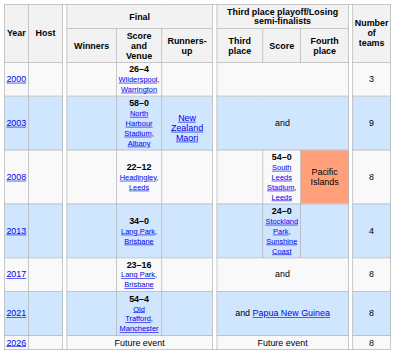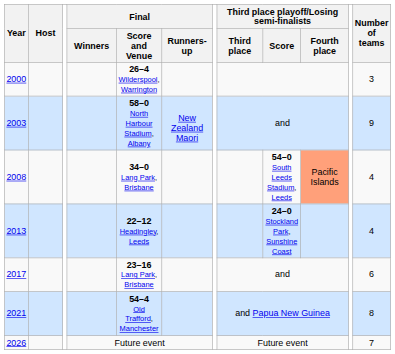(139, 177) 22–12 Headingley, Leeds -> (139, 177) 34–0 Lang Park, Brisbane
(372, 177) 8 -> (372, 177) 4
(139, 231) 34–0 Lang Park, Brisbane -> (139, 231) 22–12 Headingley, Leeds
(372, 275) 8 -> (372, 275) 6
(372, 343) 8 -> (372, 343) 7
